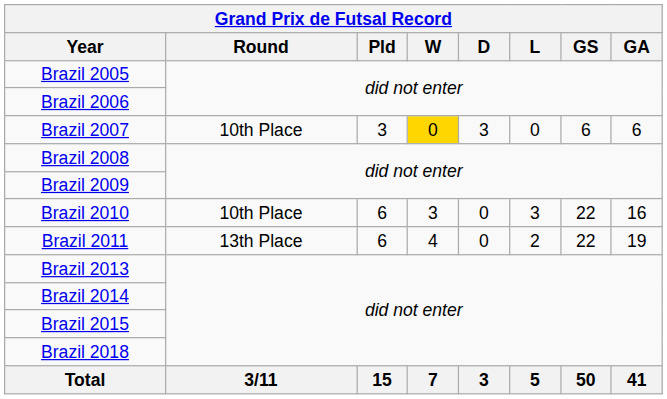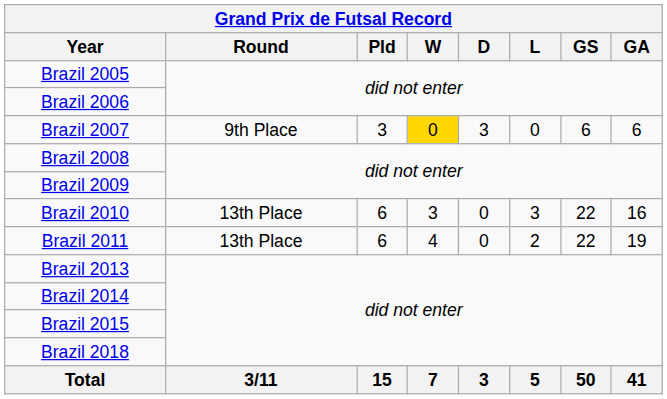(261, 130) 10th Place -> (261, 130) 9th Place
(261, 213) 10th Place -> (261, 213) 13th Place
